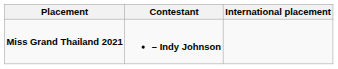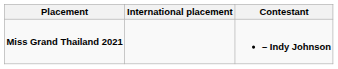columns swapped: (174, 12) <-> (278, 12)
